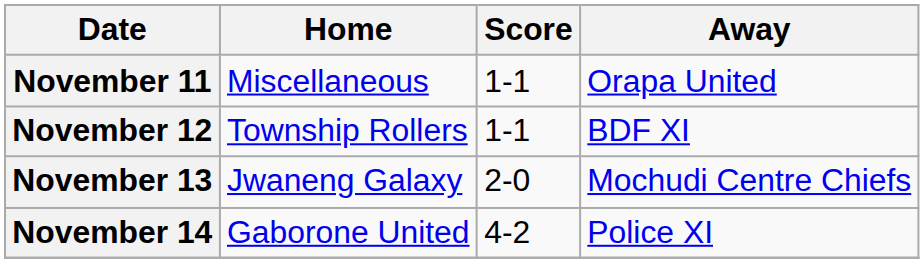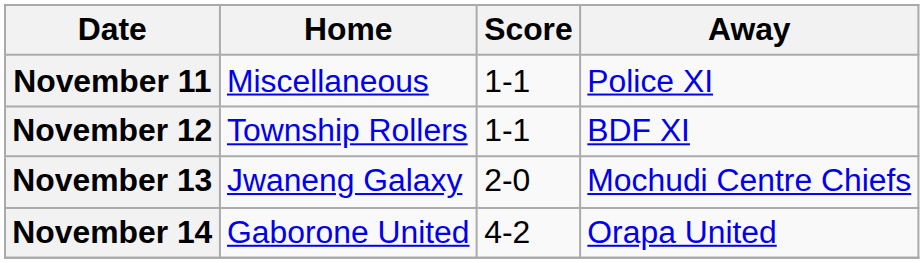(682, 80) Orapa United -> (650, 80) Police XI
(650, 231) Police XI -> (682, 231) Orapa United
